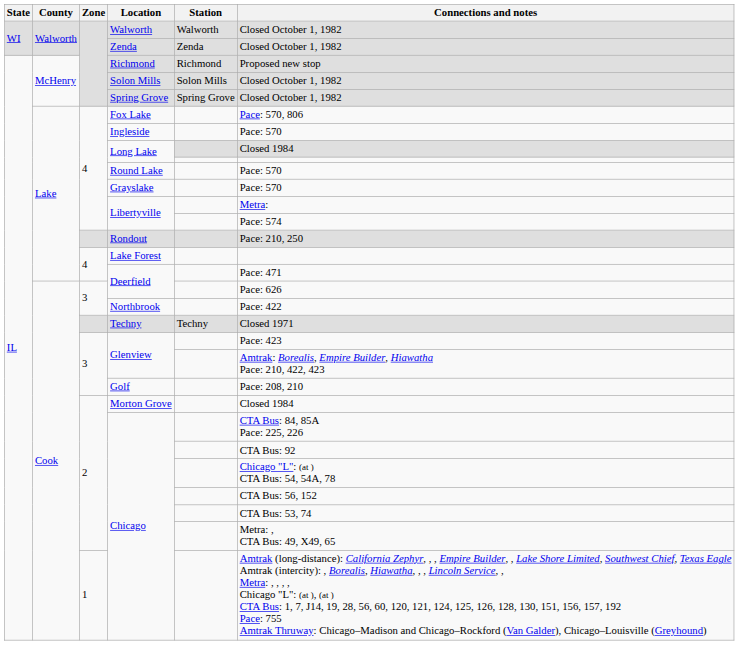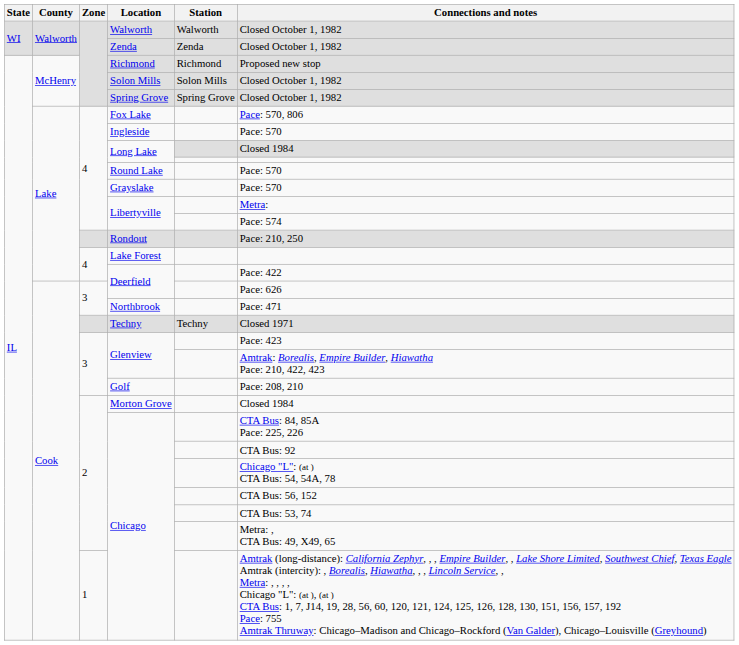(261, 272) Pace: 471 -> (261, 272) Pace: 422
(261, 306) Pace: 422 -> (261, 306) Pace: 471
